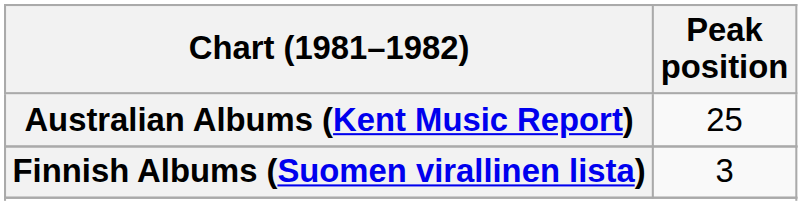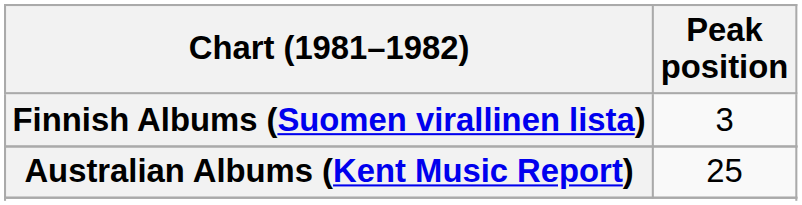rows swapped: (329, 119) <-> (329, 171)
